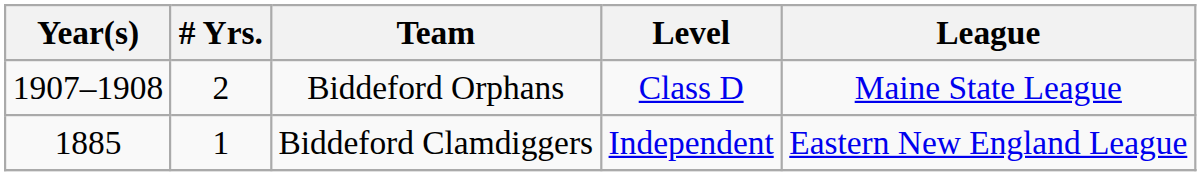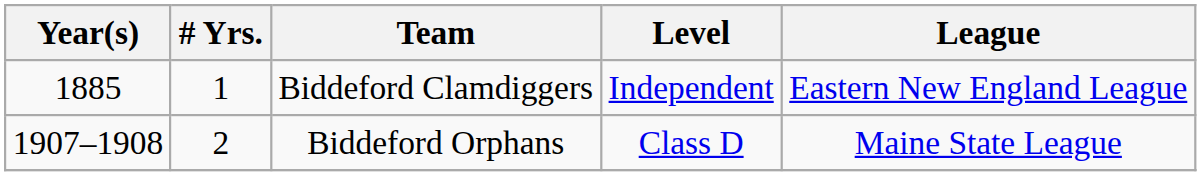rows swapped: (436, 142) <-> (436, 87)
